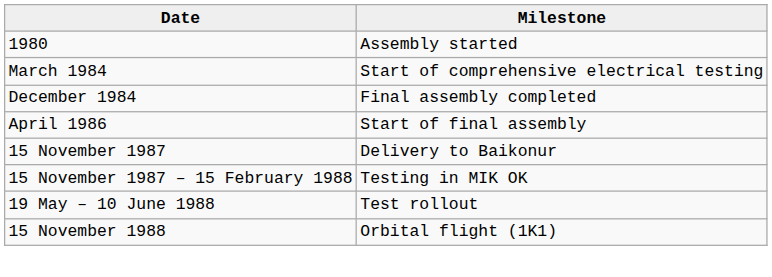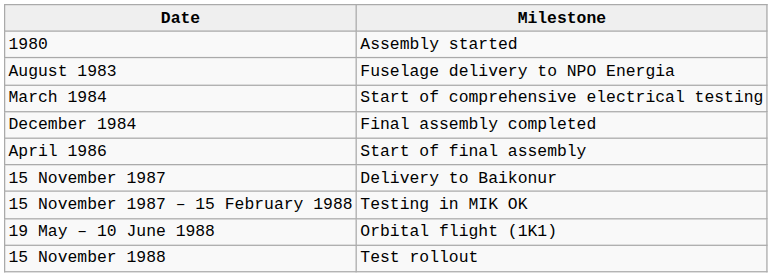+ row: (63, 71)
(419, 205) Test rollout -> (459, 232) Orbital flight (1K1)
(459, 232) Orbital flight (1K1) -> (419, 258) Test rollout
